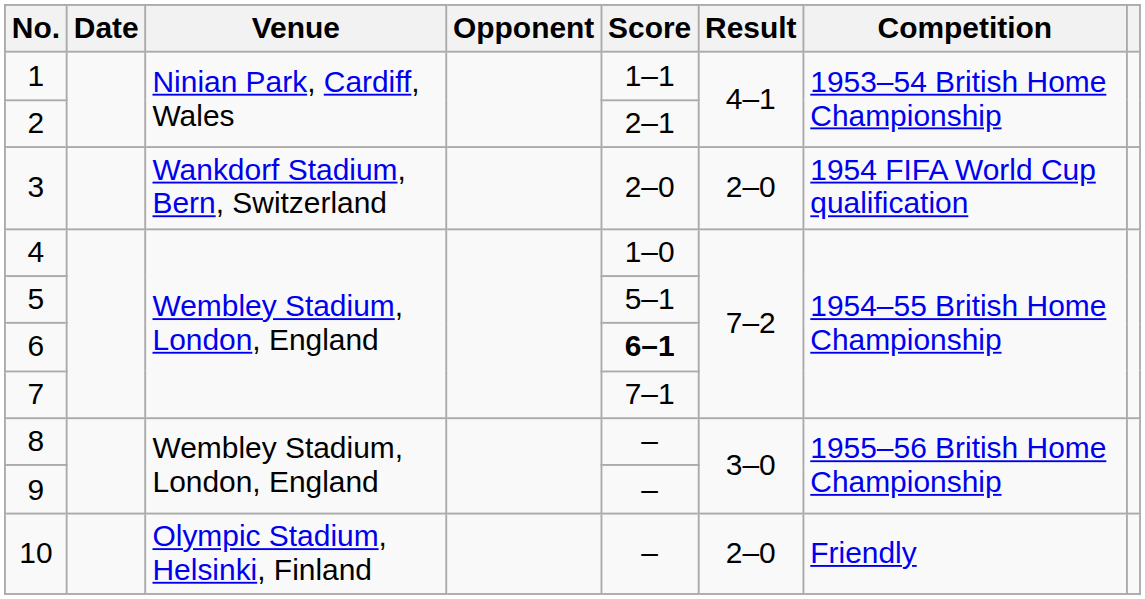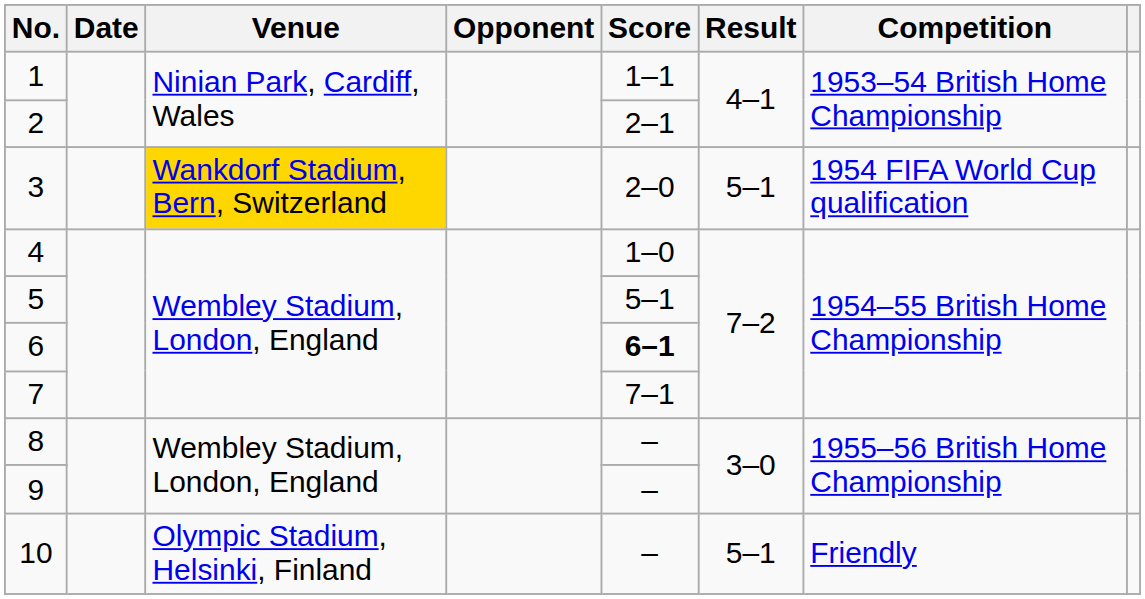(279, 187) no background -> (279, 187) gold background
(751, 187) 2–0 -> (751, 187) 5–1
(751, 553) 2–0 -> (751, 553) 5–1
